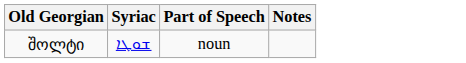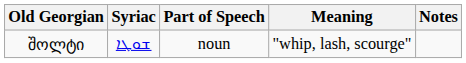+ column: (342, 17)
